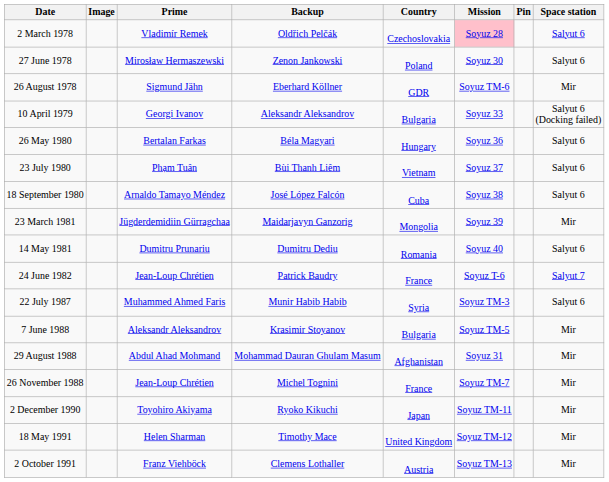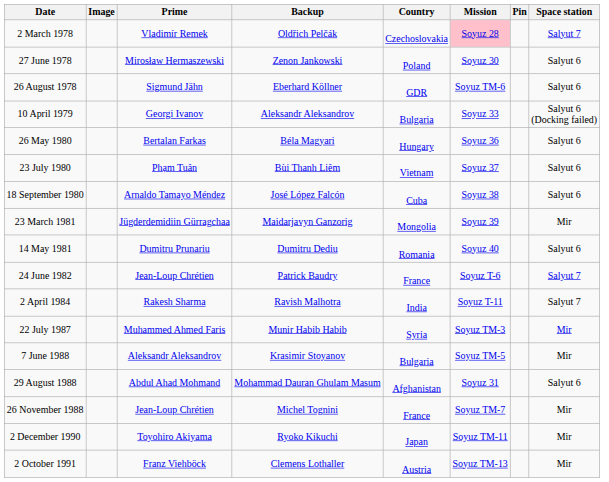(568, 33) Salyut 6 -> (564, 33) Salyut 7
(568, 87) Mir -> (564, 87) Salyut 6
+ row: (45, 302)
(568, 302) Salyut 6 -> (564, 329) Mir
(568, 356) Mir -> (564, 383) Salyut 6
- row: (45, 437)
